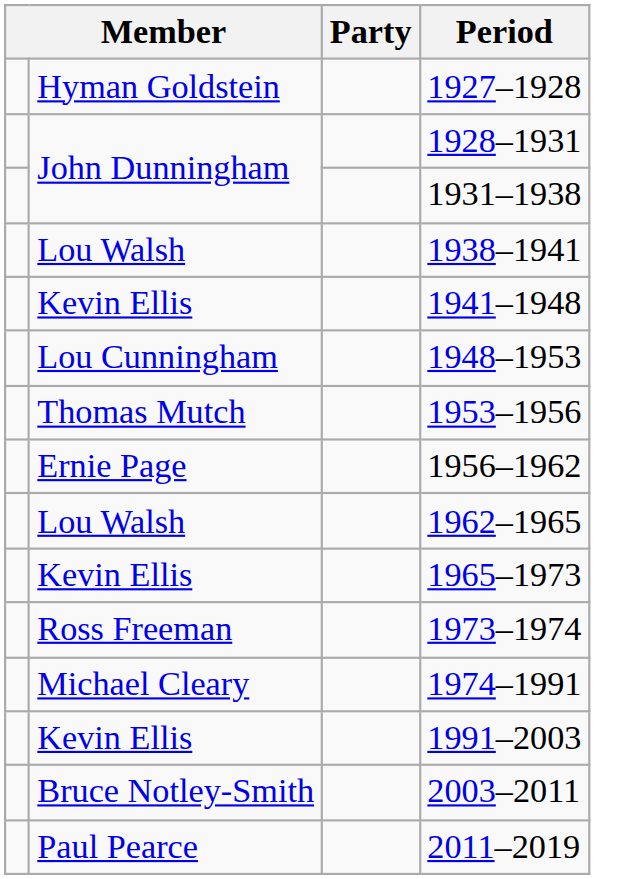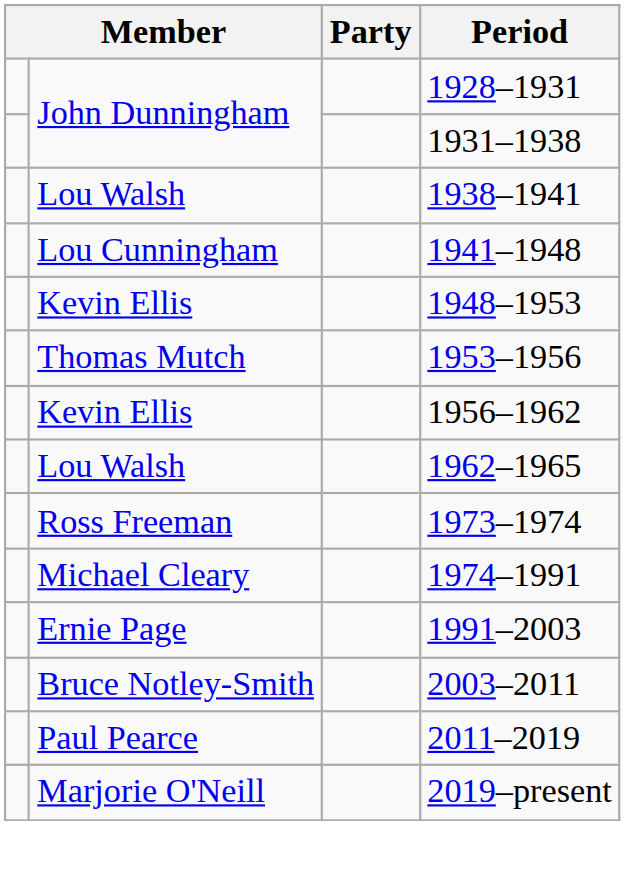- row: (504, 85)
(115, 303) Kevin Ellis -> (158, 248) Lou Cunningham
(158, 357) Lou Cunningham -> (115, 303) Kevin Ellis
(112, 466) Ernie Page -> (115, 411) Kevin Ellis
- row: (504, 574)
(115, 737) Kevin Ellis -> (112, 628) Ernie Page
+ row: (520, 791)
